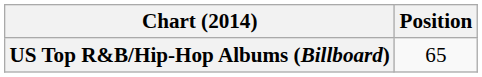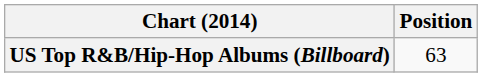(436, 54) 65 -> (436, 54) 63
